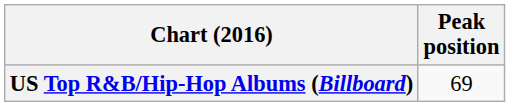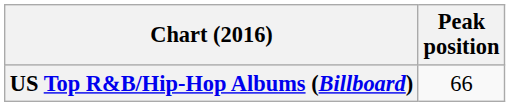(461, 82) 69 -> (461, 82) 66
